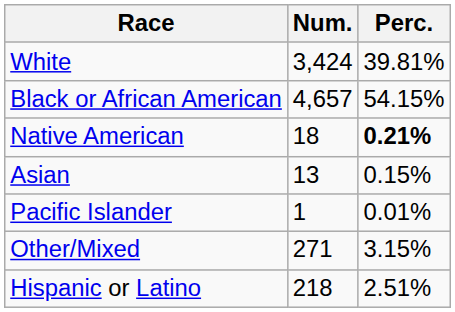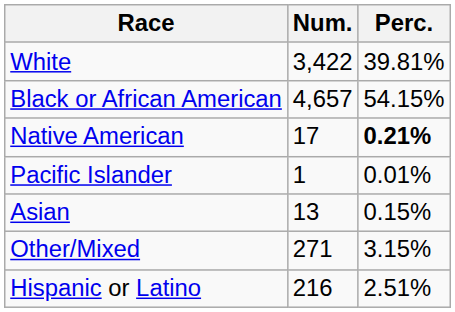(323, 61) 3,424 -> (323, 61) 3,422
(306, 136) 18 -> (306, 136) 17
rows swapped: (40, 174) <-> (91, 212)
(313, 288) 218 -> (313, 288) 216
